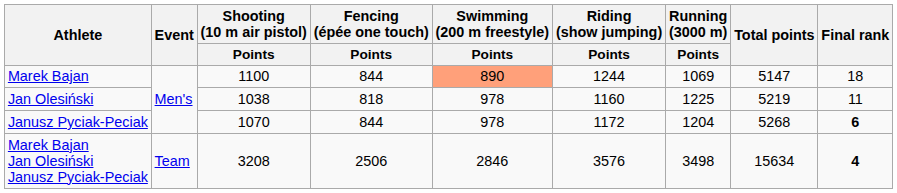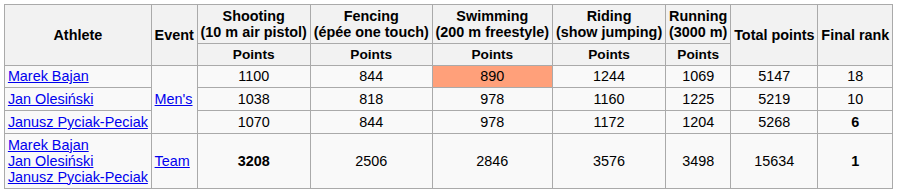(855, 99) 11 -> (855, 99) 10
(254, 161) normal -> (254, 161) bold
(855, 161) 4 -> (855, 161) 1
